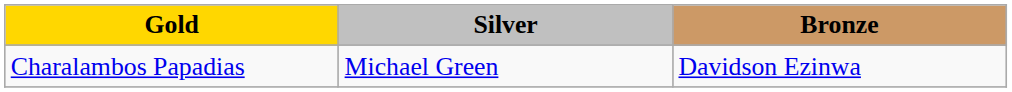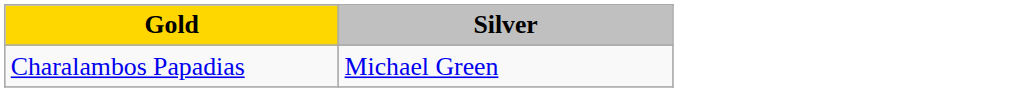- column: (839, 24)
